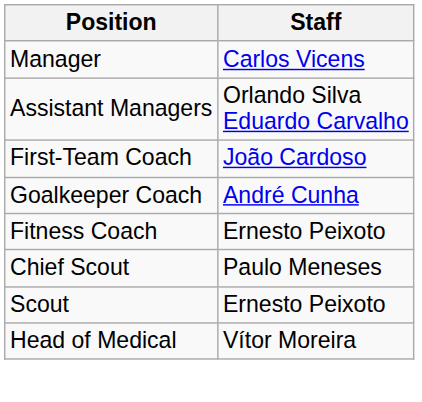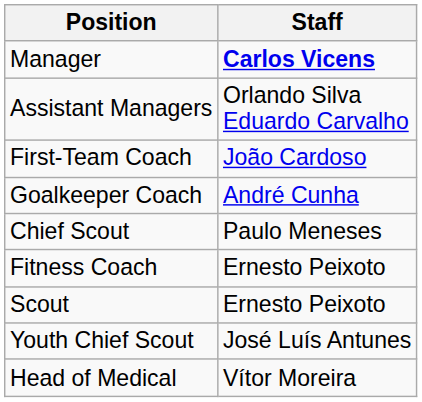(294, 59) normal -> (299, 59) bold
rows swapped: (84, 231) <-> (70, 267)
+ row: (102, 341)
